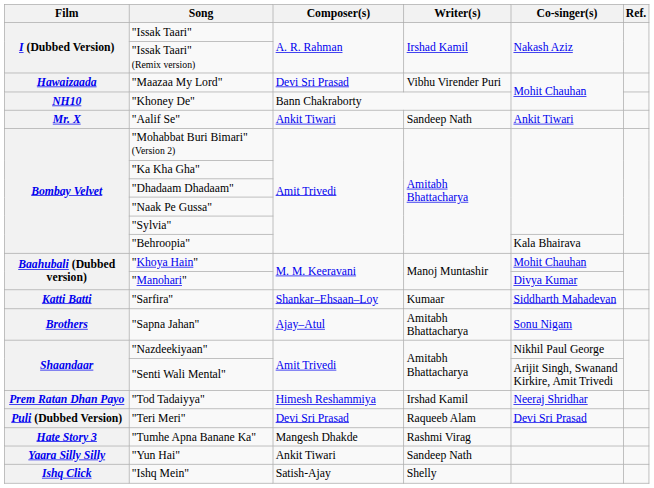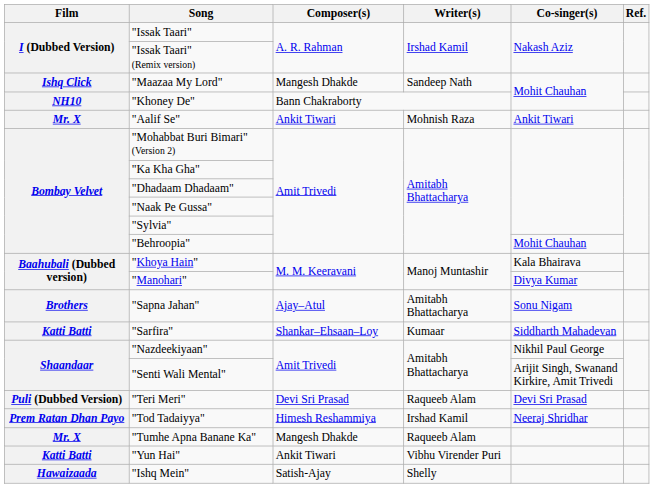(67, 82) Hawaizaada -> (67, 82) Ishq Click
(312, 82) Devi Sri Prasad -> (317, 82) Mangesh Dhakde
(454, 82) Vibhu Virender Puri -> (439, 82) Sandeep Nath
(439, 119) Sandeep Nath -> (441, 119) Mohnish Raza
(547, 243) Kala Bhairava -> (550, 243) Mohit Chauhan
(550, 262) Mohit Chauhan -> (547, 262) Kala Bhairava
rows swapped: (166, 324) <-> (152, 299)
rows swapped: (159, 418) <-> (168, 399)
(67, 436) Hate Story 3 -> (67, 436) Mr. X
(439, 436) Rashmi Virag -> (441, 436) Raqueeb Alam
(67, 455) Yaara Silly Silly -> (67, 455) Katti Batti
(439, 455) Sandeep Nath -> (454, 455) Vibhu Virender Puri
(67, 473) Ishq Click -> (67, 473) Hawaizaada
